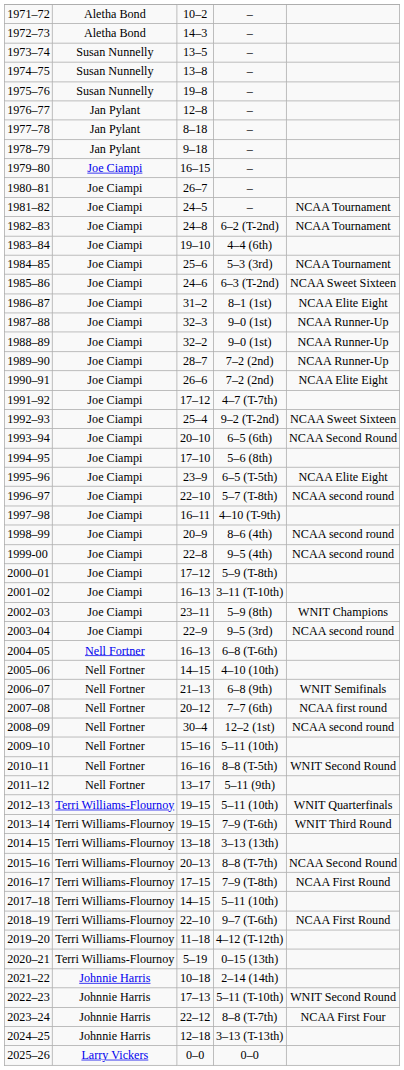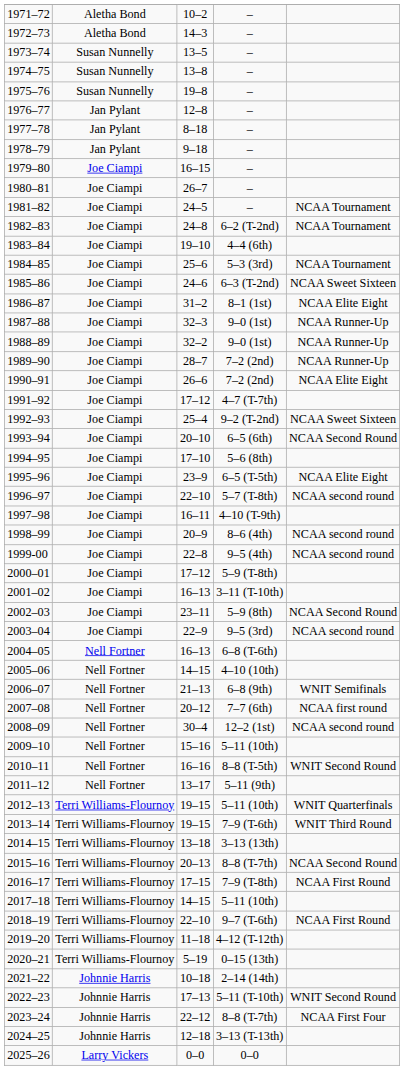(343, 611) WNIT Champions -> (343, 611) NCAA Second Round
